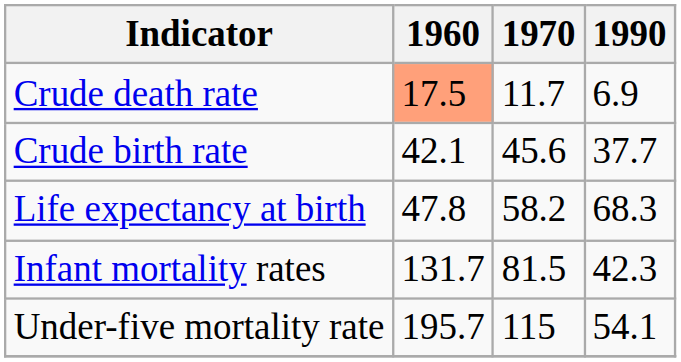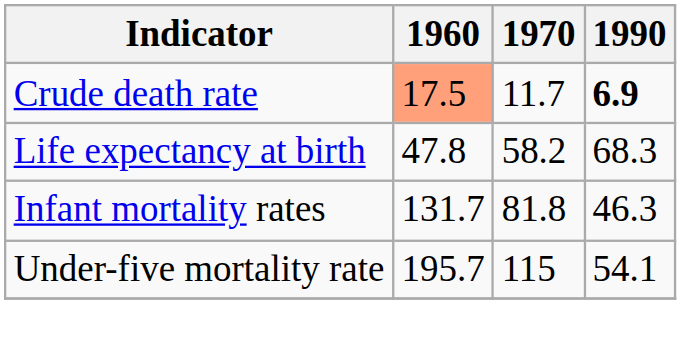(616, 92) normal -> (616, 92) bold
- row: (131, 151)
(534, 268) 81.5 -> (534, 209) 81.8
(625, 268) 42.3 -> (625, 209) 46.3
